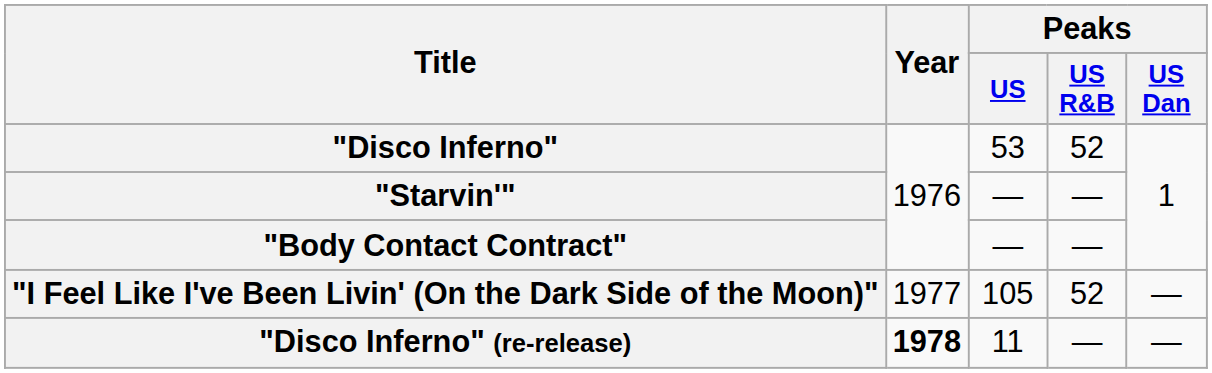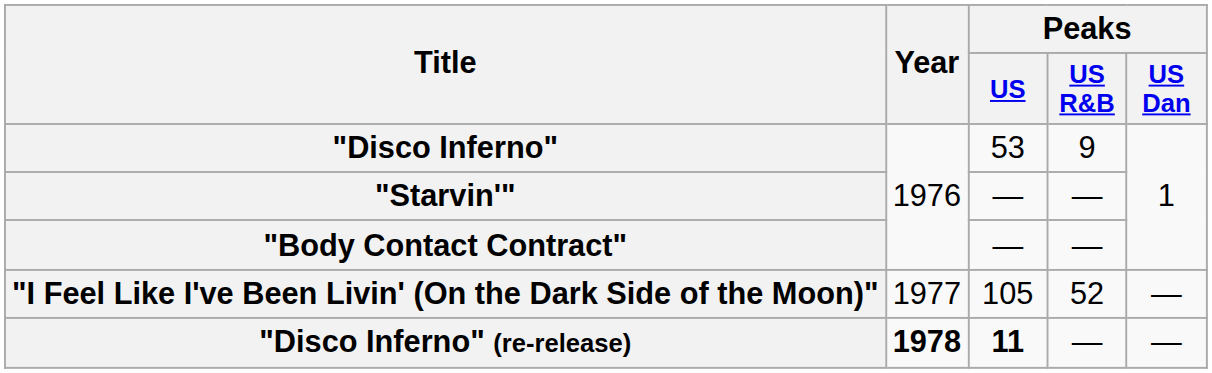(1087, 147) 52 -> (1087, 147) 9
(1008, 342) normal -> (1008, 342) bold
